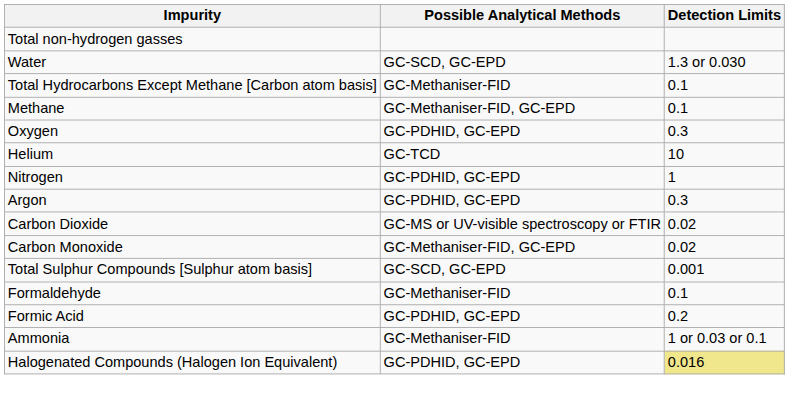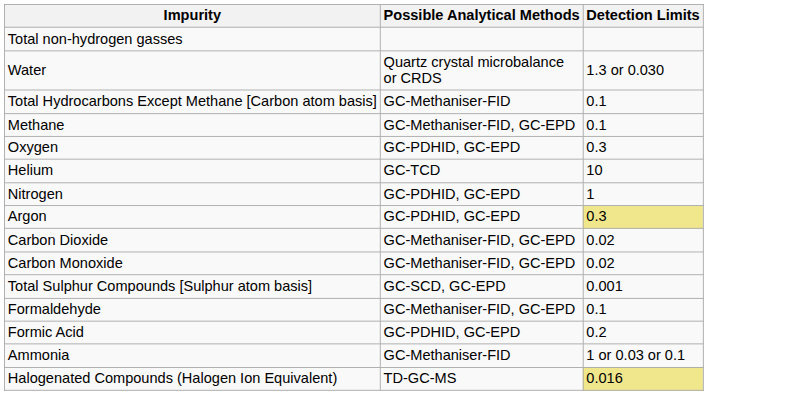(445, 62) GC-SCD, GC-EPD -> (474, 70) Quartz crystal microbalance or CRDS
(678, 200) no background -> (596, 217) khaki background
(522, 223) GC-MS or UV-visible spectroscopy or FTIR -> (479, 240) GC-Methaniser-FID, GC-EPD
(447, 293) GC-Methaniser-FID -> (479, 309) GC-Methaniser-FID, GC-EPD
(452, 362) GC-PDHID, GC-EPD -> (420, 378) TD-GC-MS
